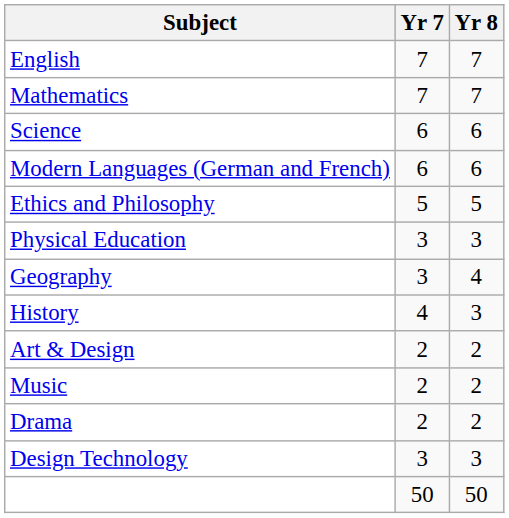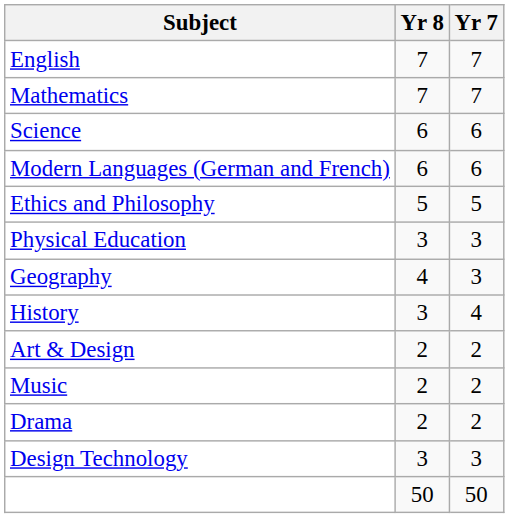columns swapped: (422, 22) <-> (476, 22)
